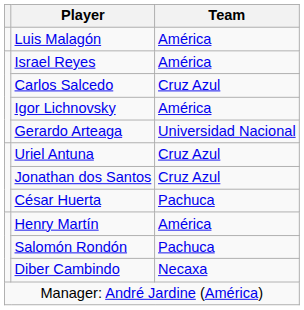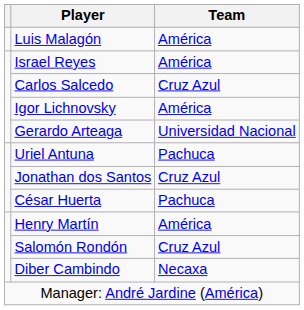(189, 154) Cruz Azul -> (186, 154) Pachuca
(186, 246) Pachuca -> (189, 246) Cruz Azul
